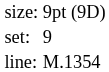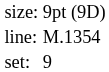rows swapped: (17, 37) <-> (21, 62)
